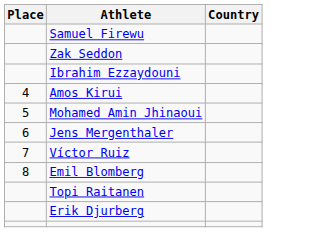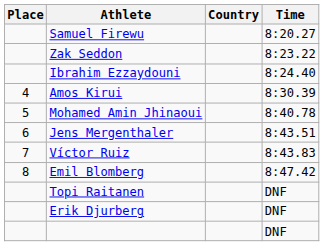+ column: (290, 14)
